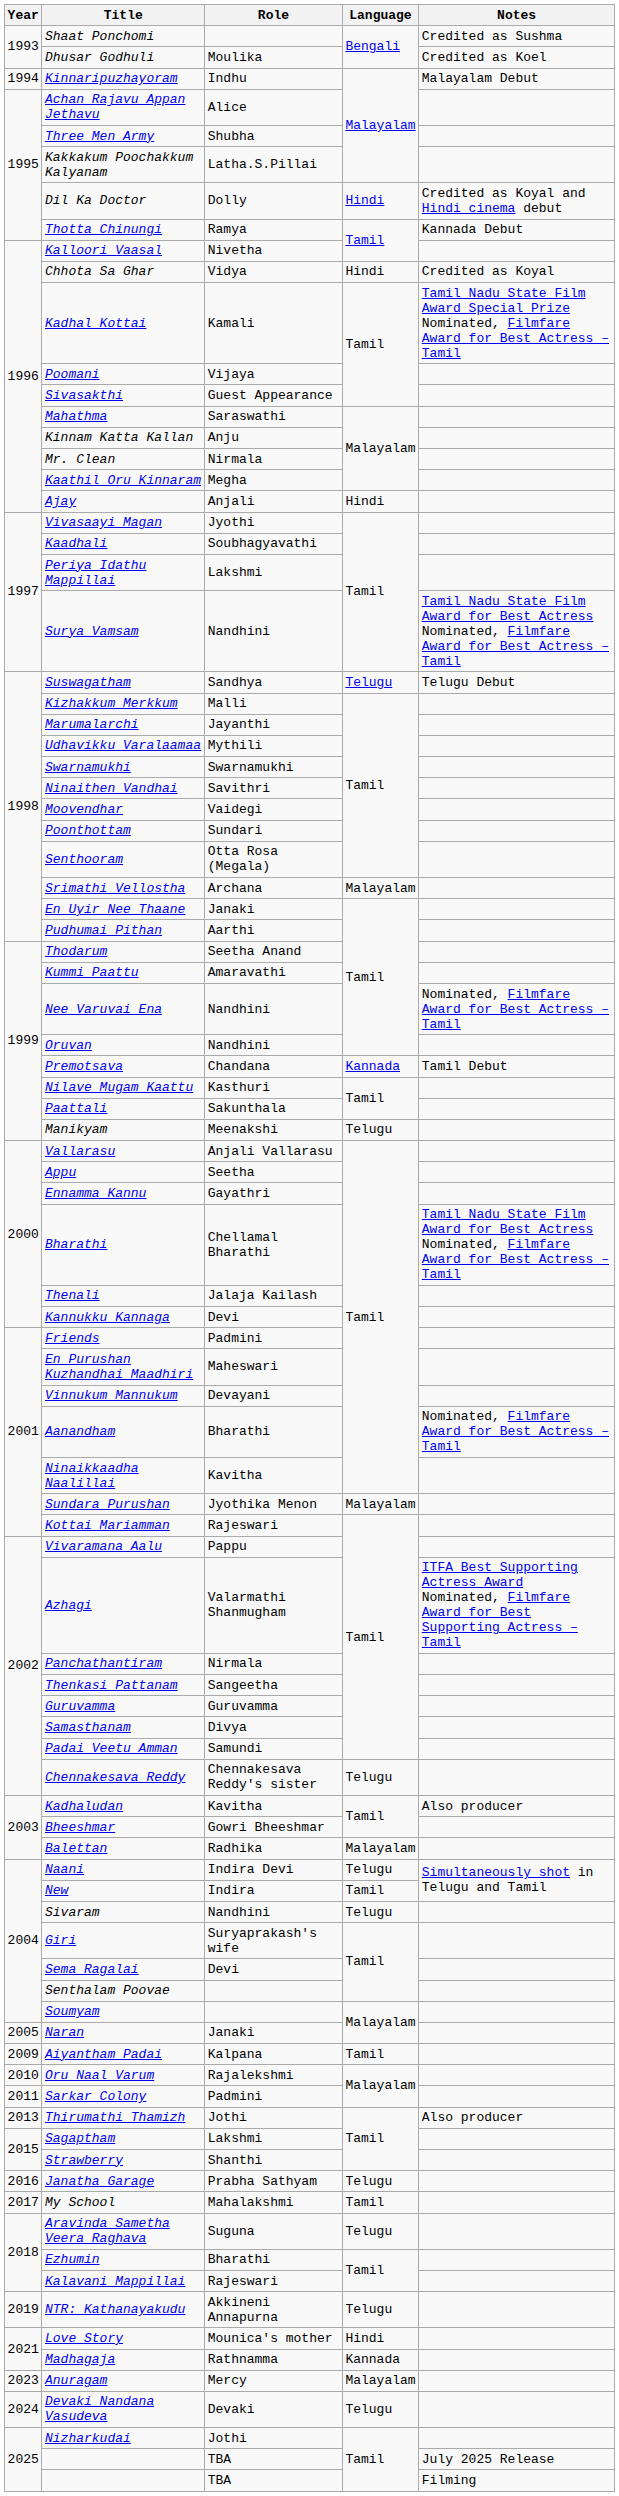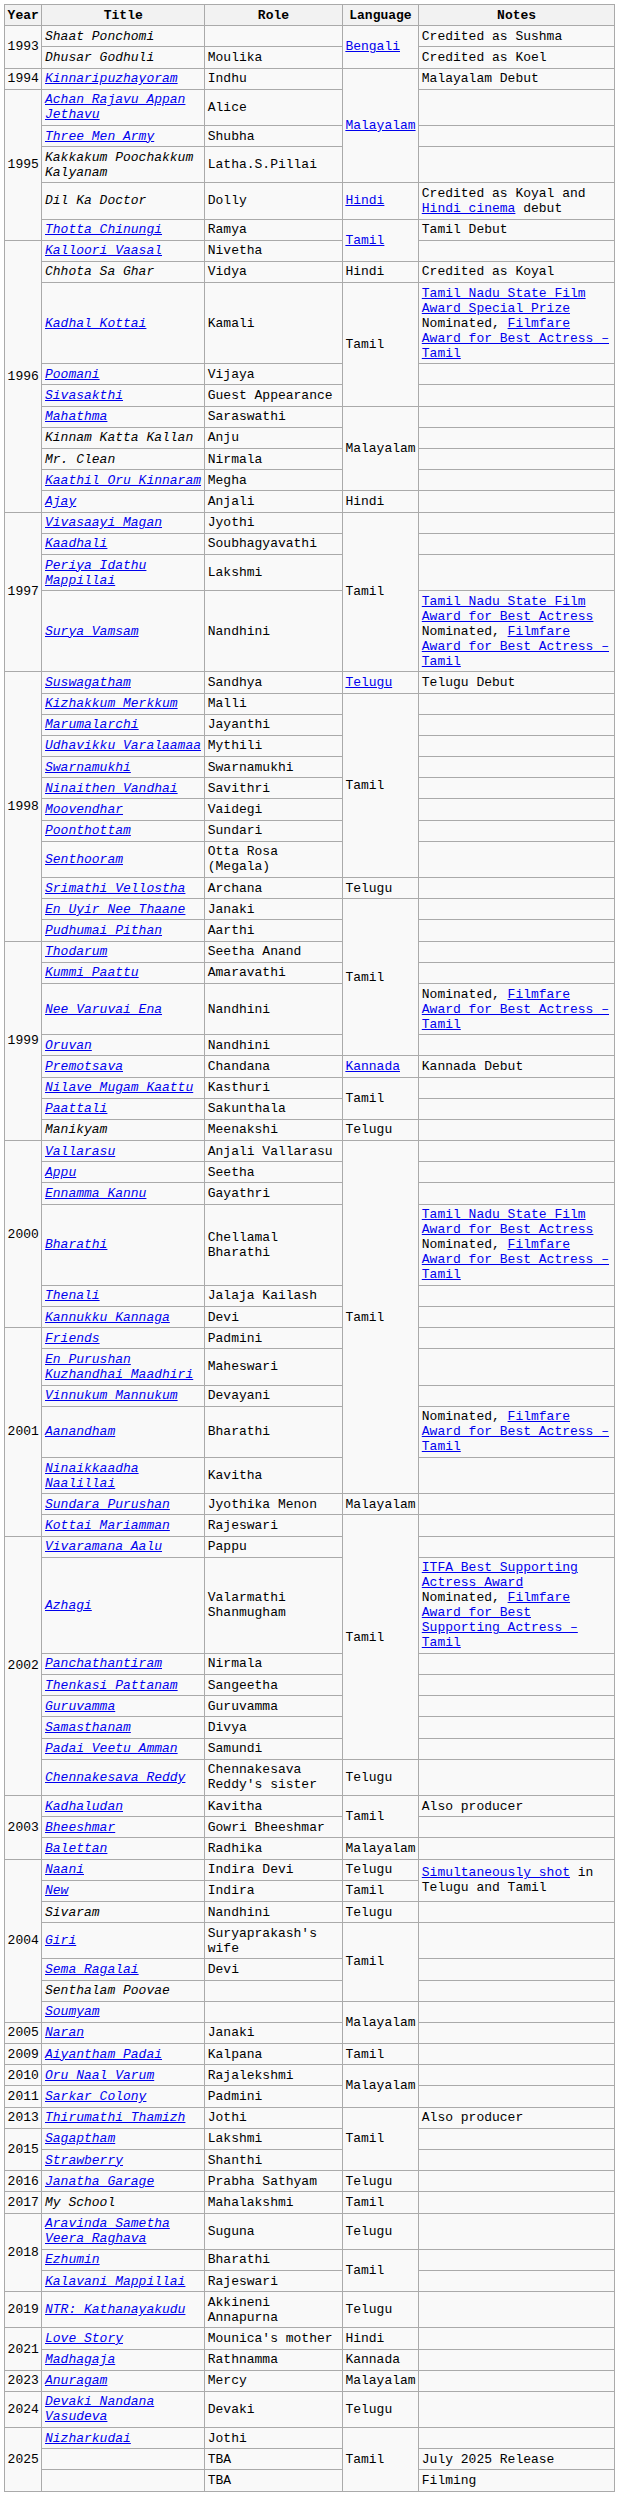(472, 230) Kannada Debut -> (465, 230) Tamil Debut
(380, 888) Malayalam -> (369, 888) Telugu
(465, 1066) Tamil Debut -> (472, 1066) Kannada Debut
